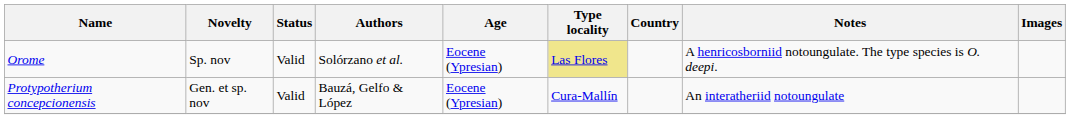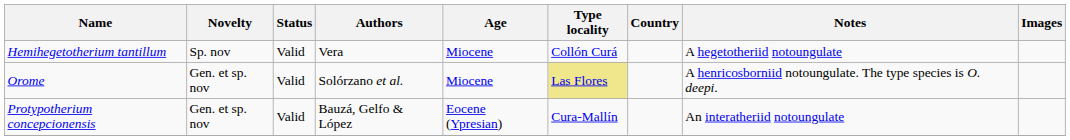+ row: (87, 51)
(210, 59) Sp. nov -> (218, 80) Gen. et sp. nov
(474, 59) Eocene (Ypresian) -> (470, 80) Miocene
